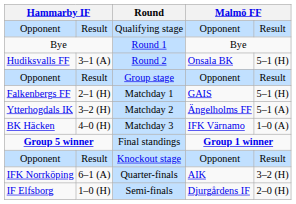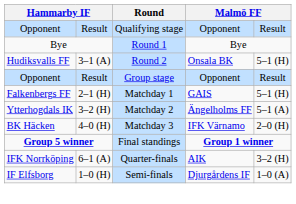(273, 126) 1–0 (A) -> (273, 126) 2–0 (H)
- row: (149, 158)
(273, 191) 2–0 (H) -> (273, 175) 1–0 (A)
